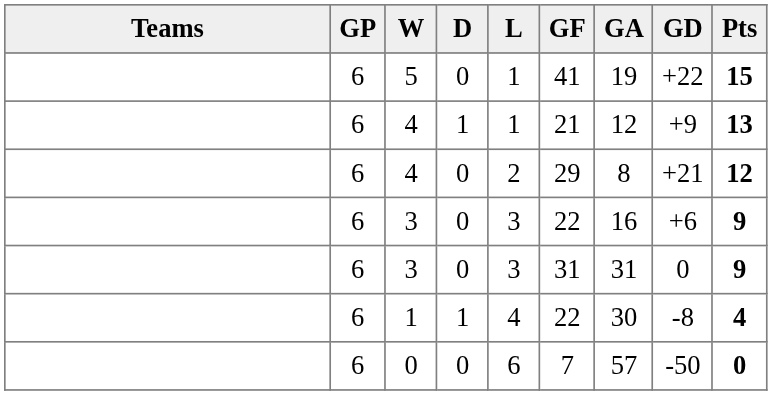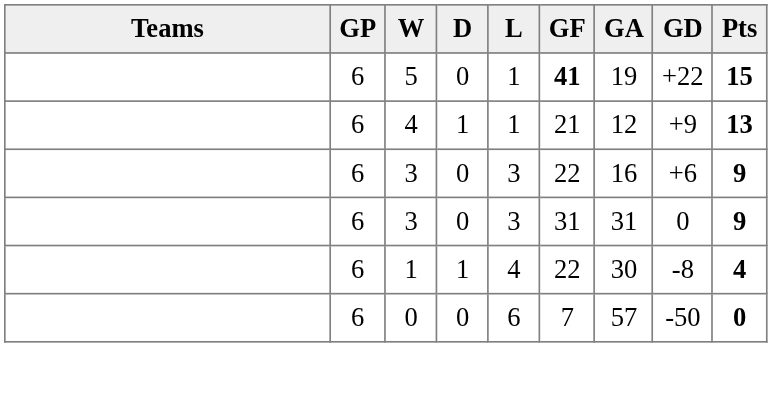(567, 76) normal -> (567, 76) bold
- row: (411, 172)
